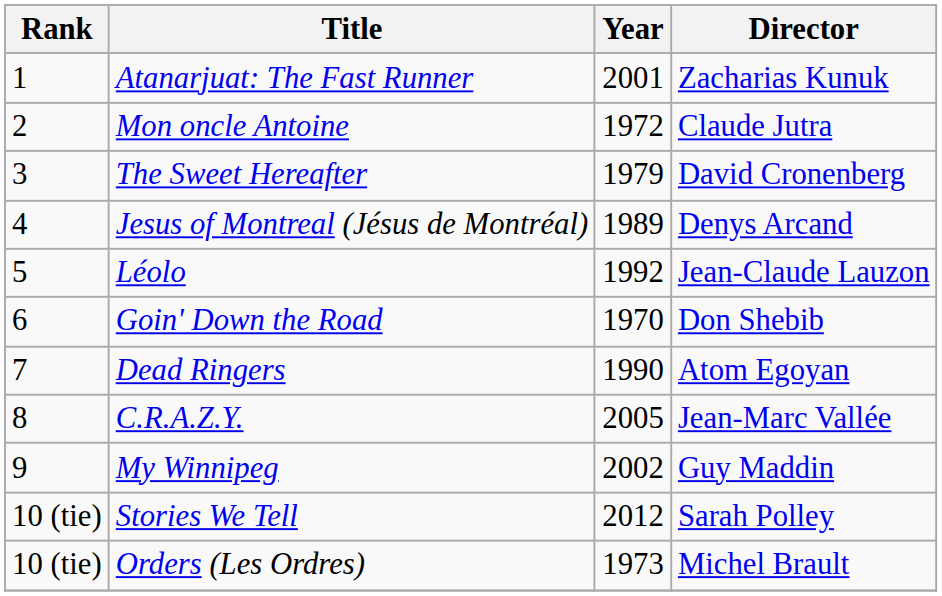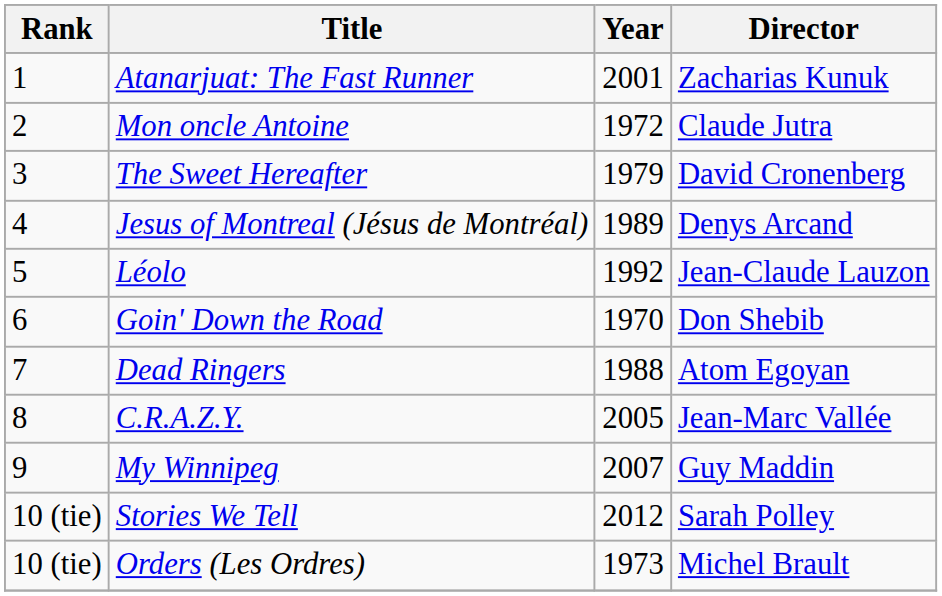(633, 369) 1990 -> (633, 369) 1988
(633, 467) 2002 -> (633, 467) 2007
